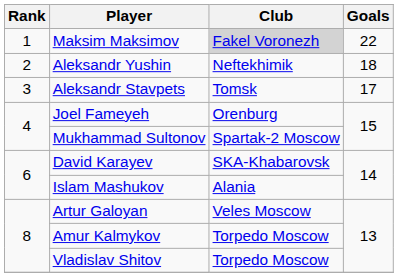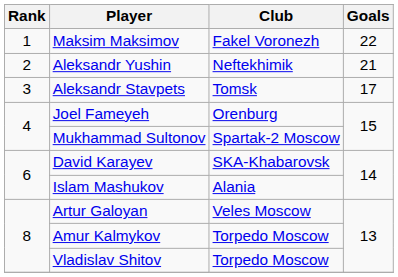(266, 41) lightgrey background -> (266, 41) no background
(368, 65) 18 -> (368, 65) 21
